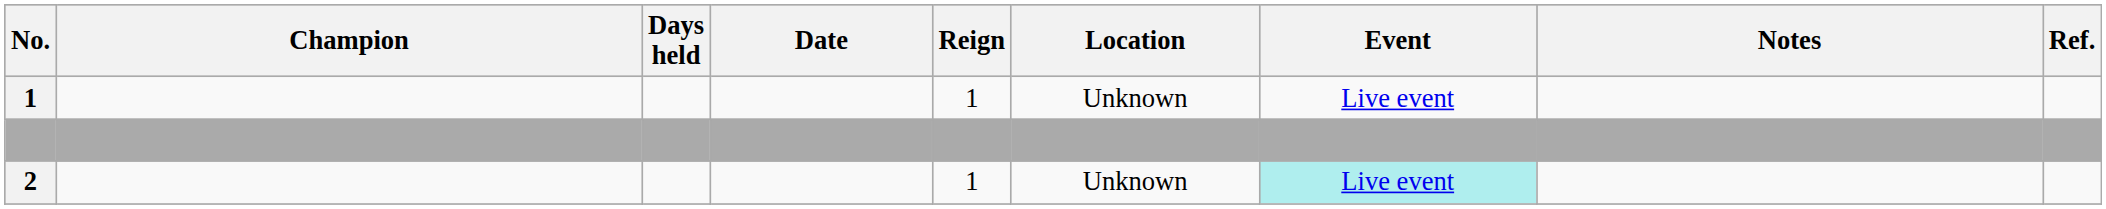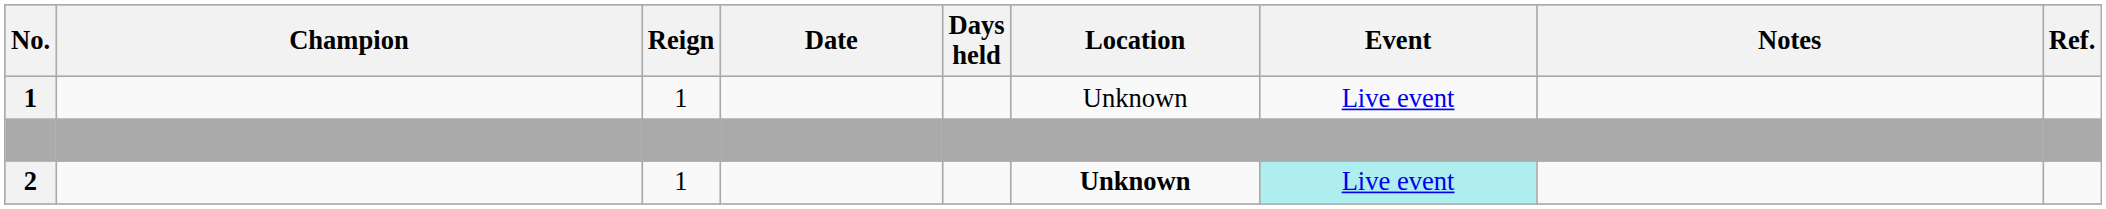columns swapped: (972, 40) <-> (676, 40)
(1135, 181) normal -> (1135, 181) bold
